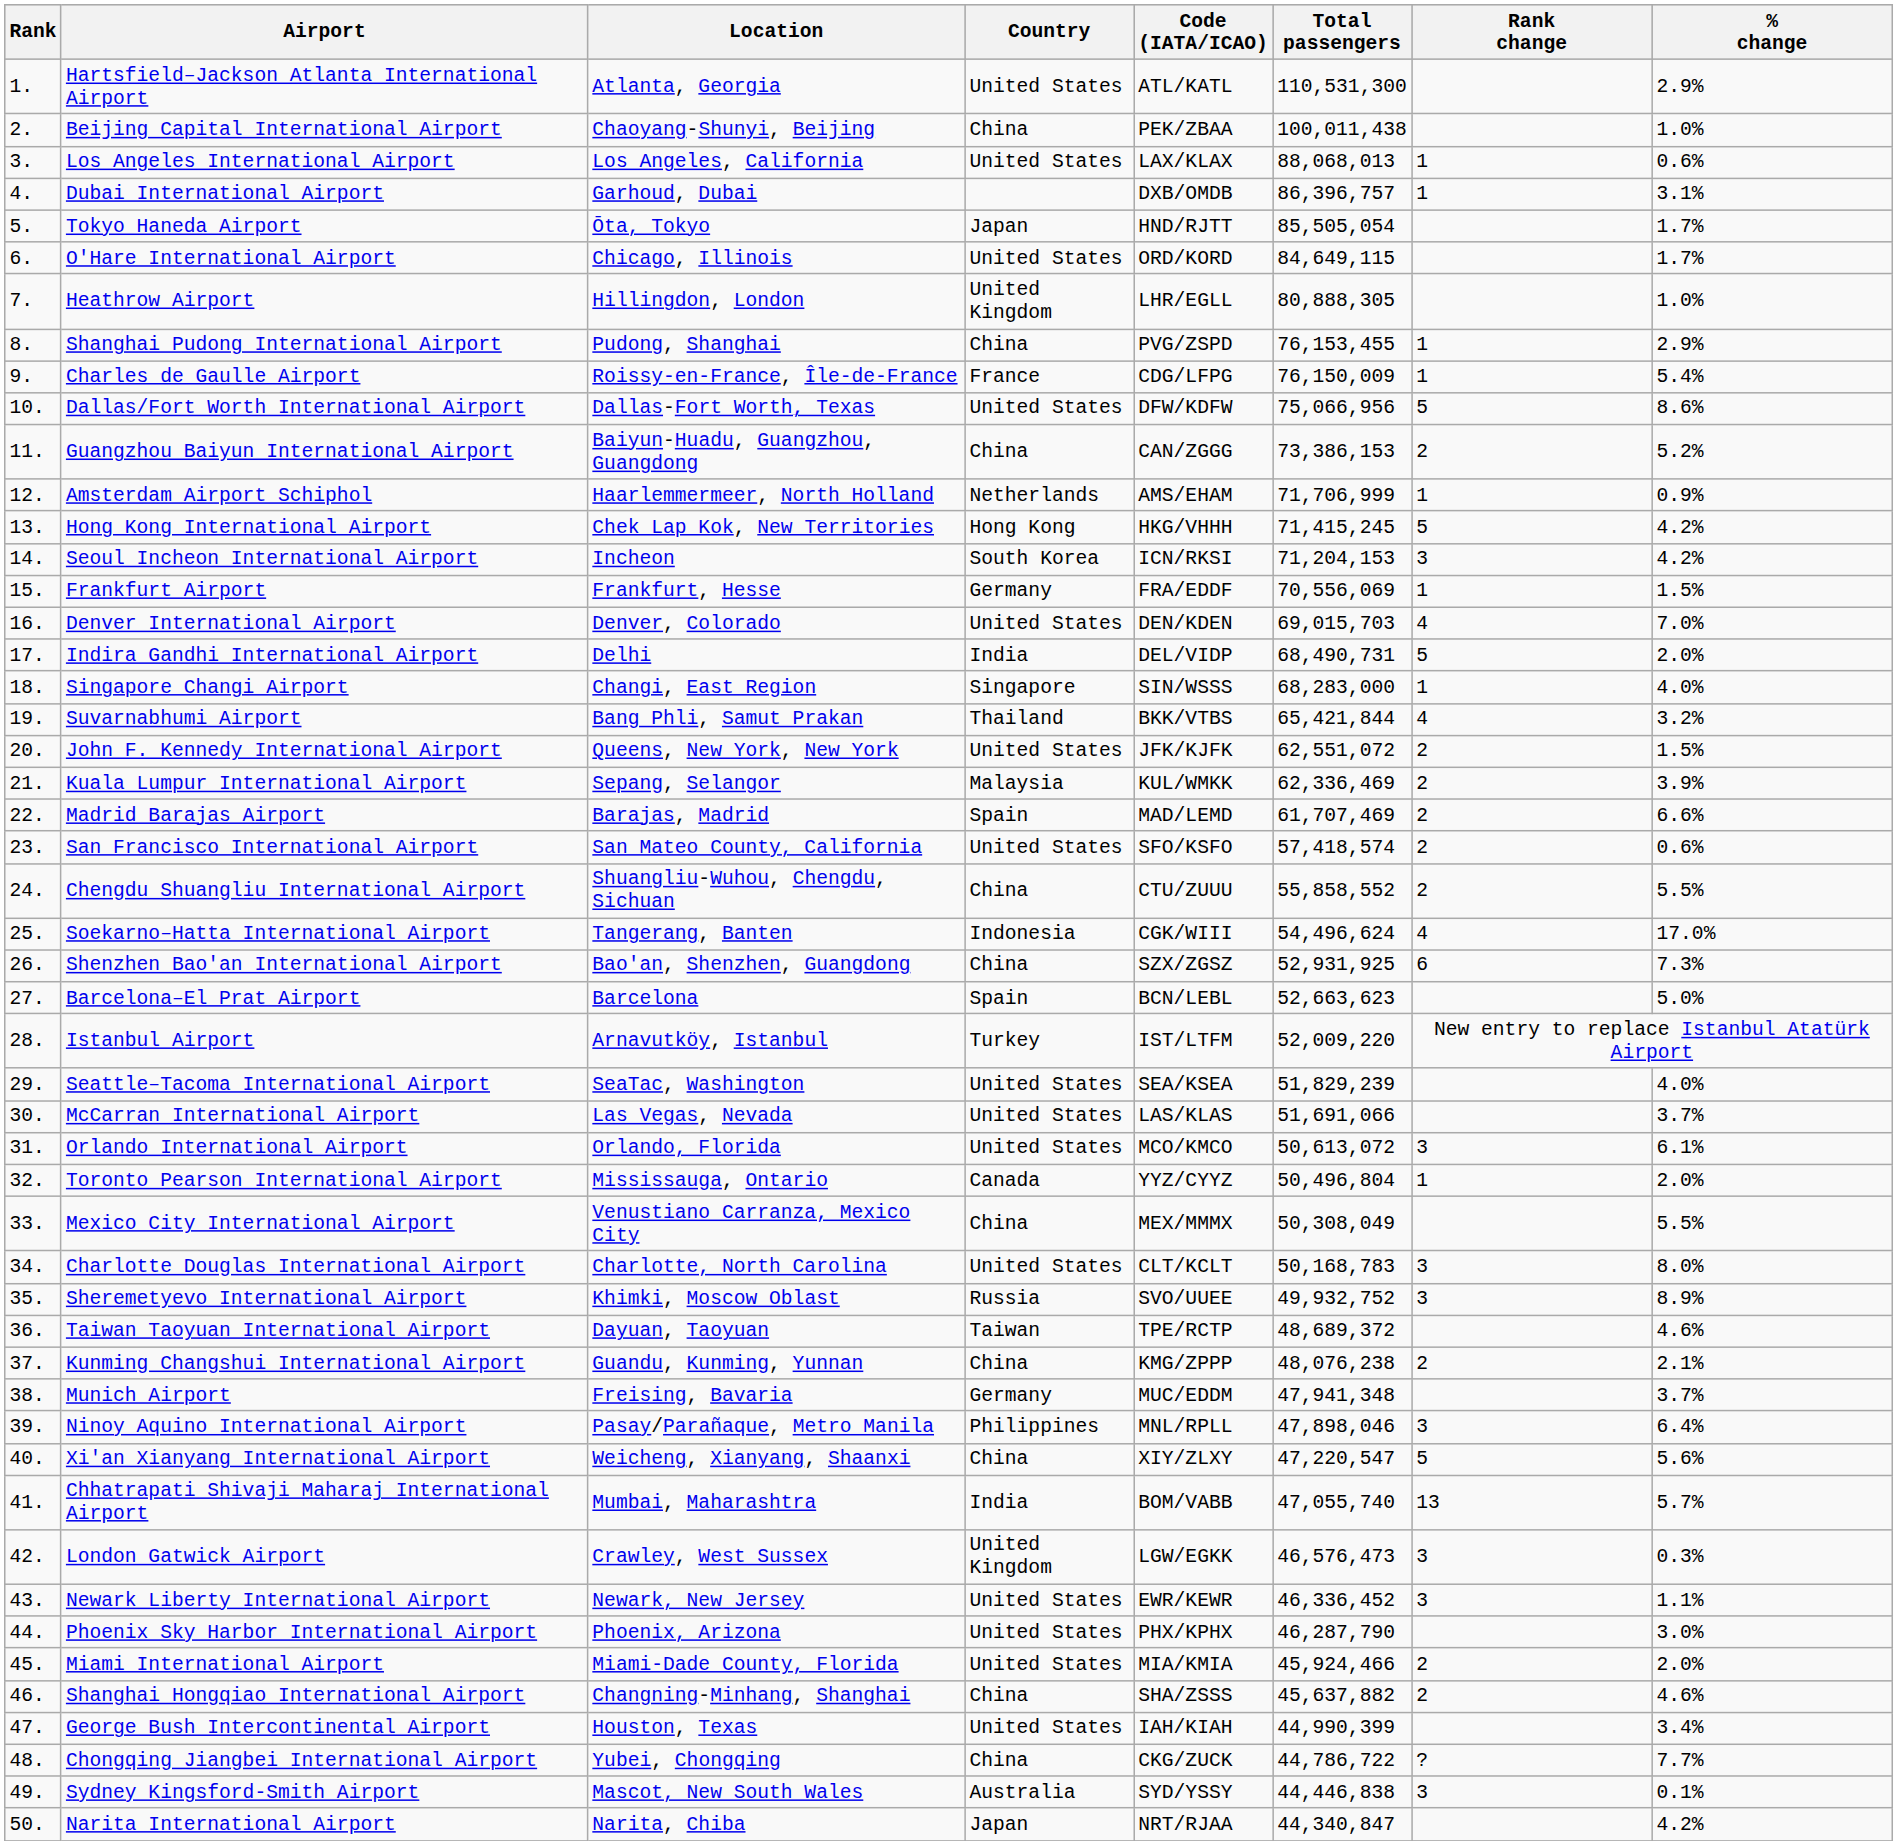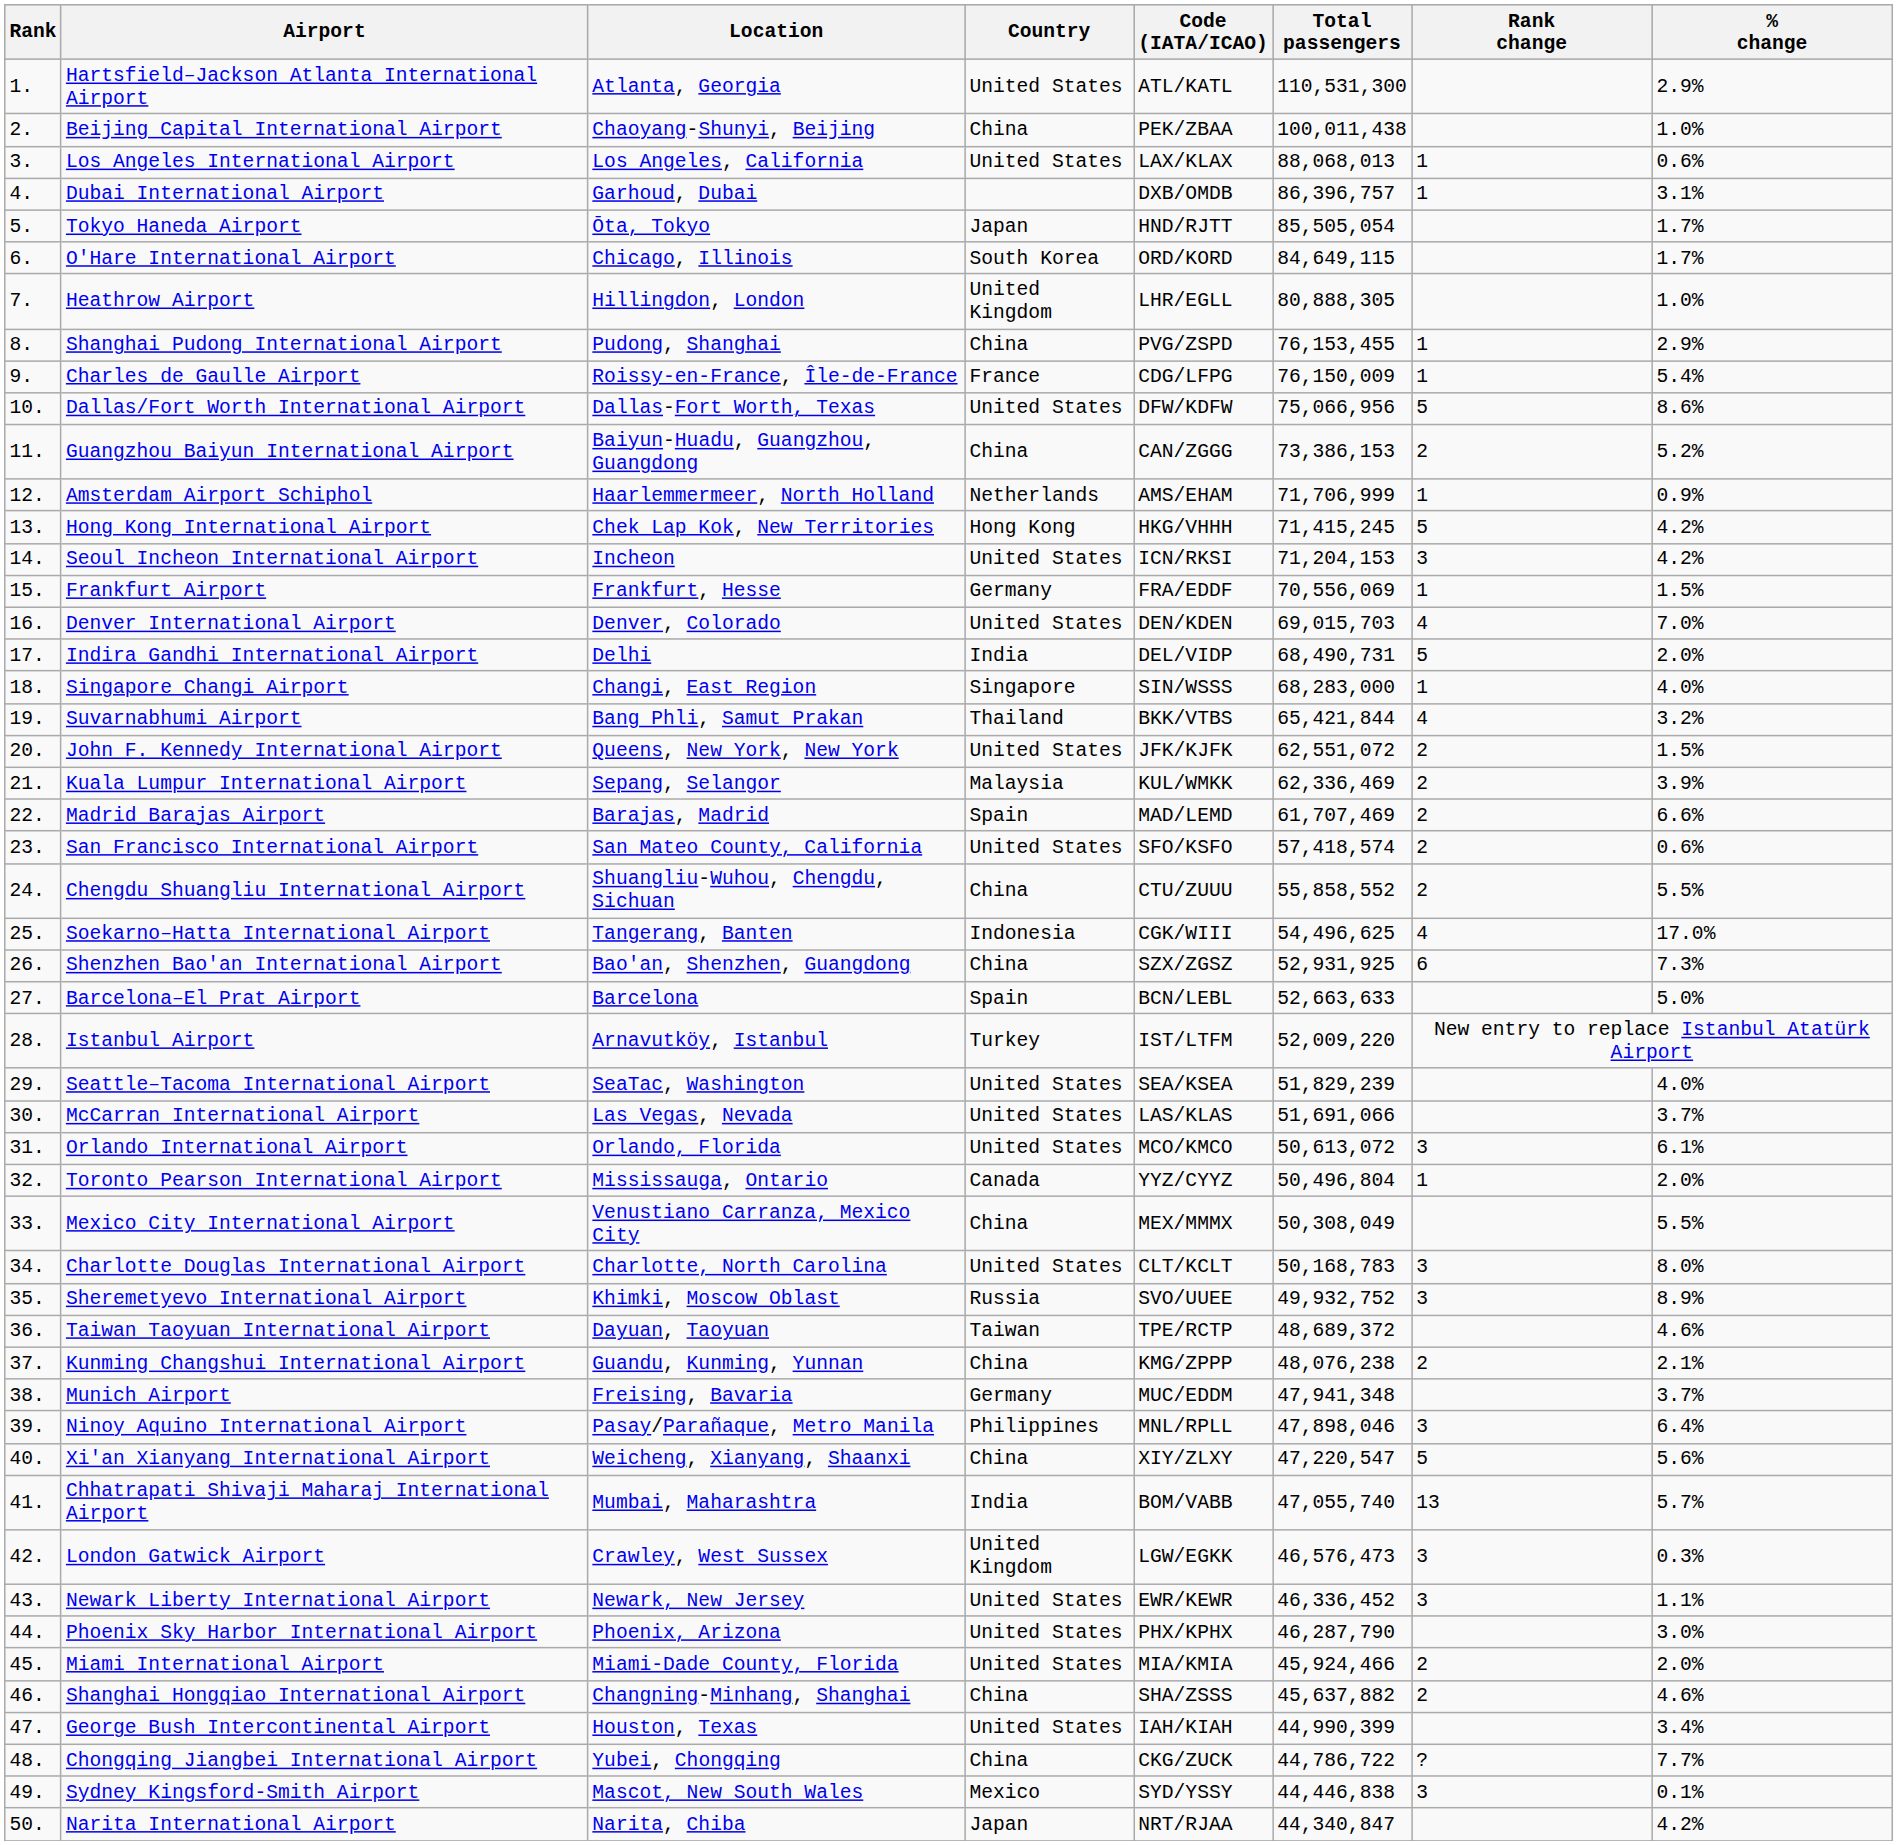(1046, 258) United States -> (1034, 258) South Korea
(1034, 559) South Korea -> (1046, 559) United States
(1336, 934) 54,496,624 -> (1336, 934) 54,496,625
(1336, 998) 52,663,623 -> (1336, 998) 52,663,633
(1022, 1792) Australia -> (1005, 1792) Mexico
